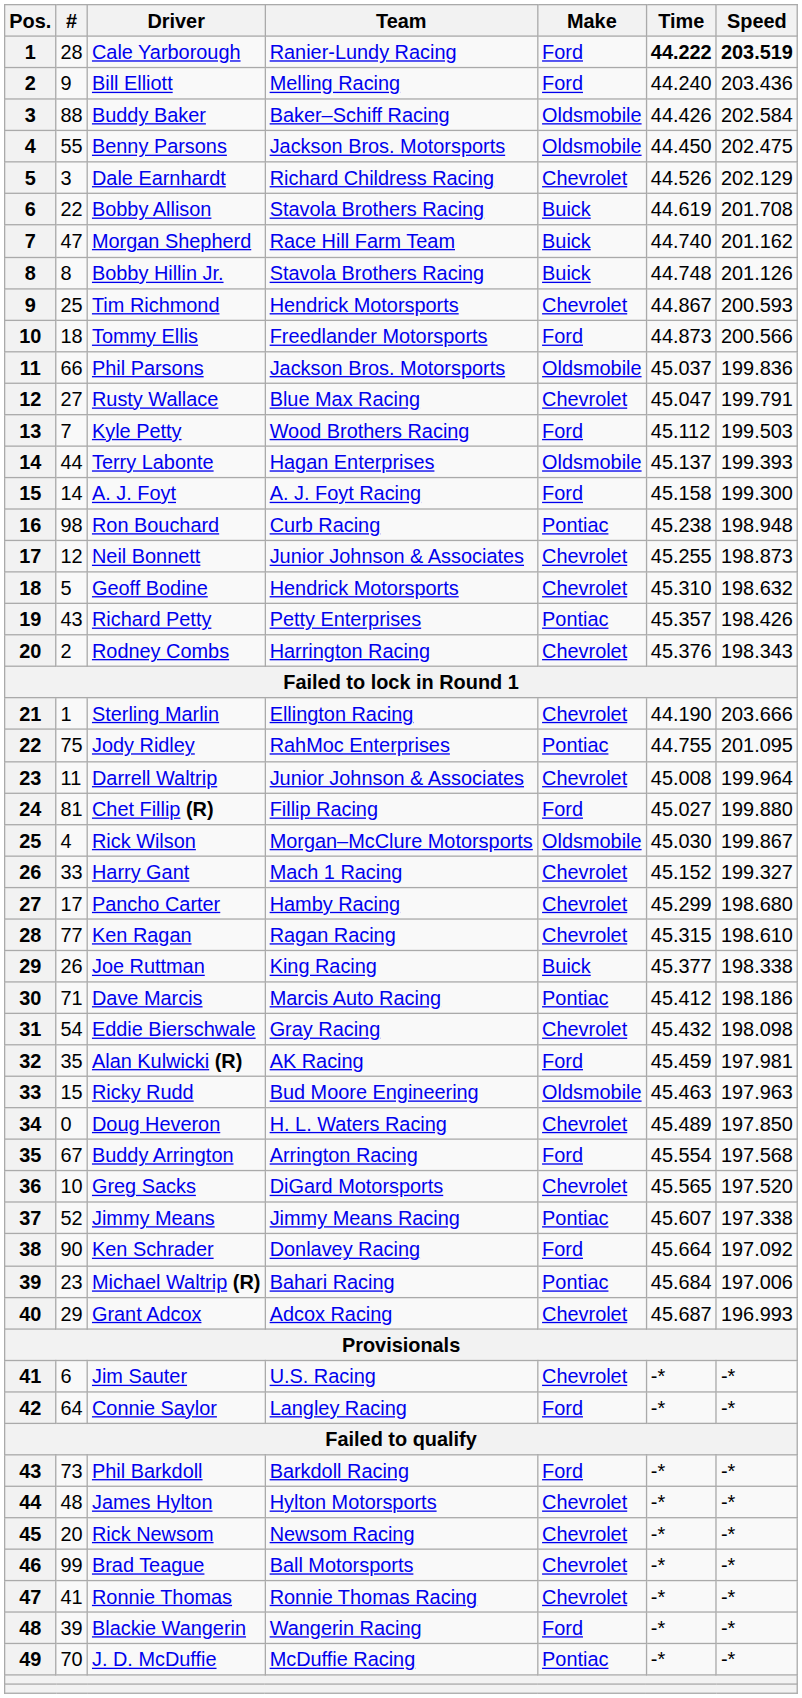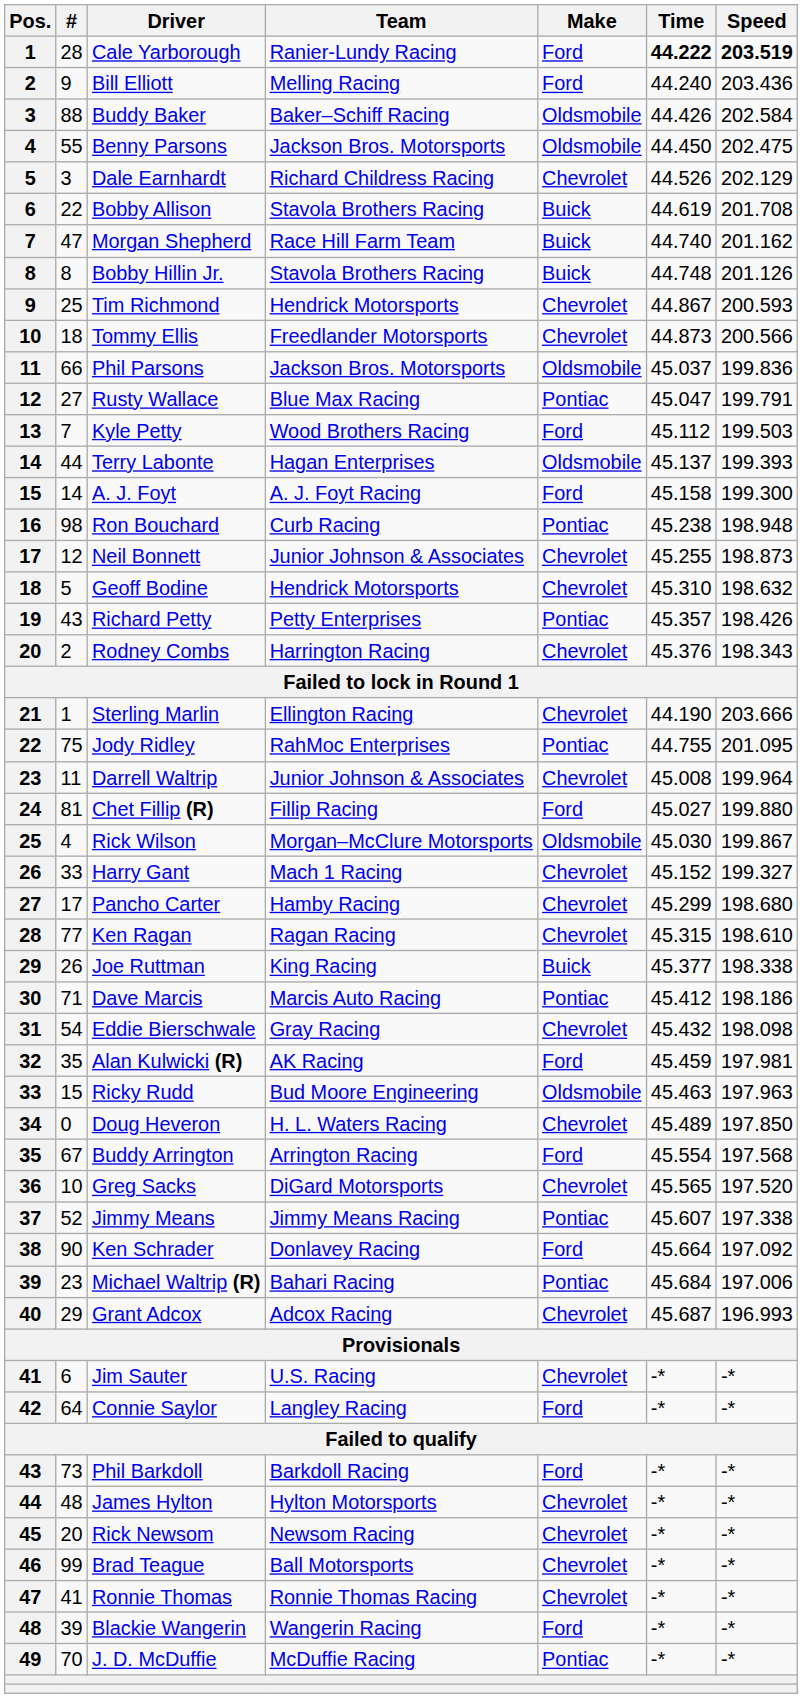(563, 336) Ford -> (585, 336) Chevrolet
(585, 399) Chevrolet -> (575, 399) Pontiac
